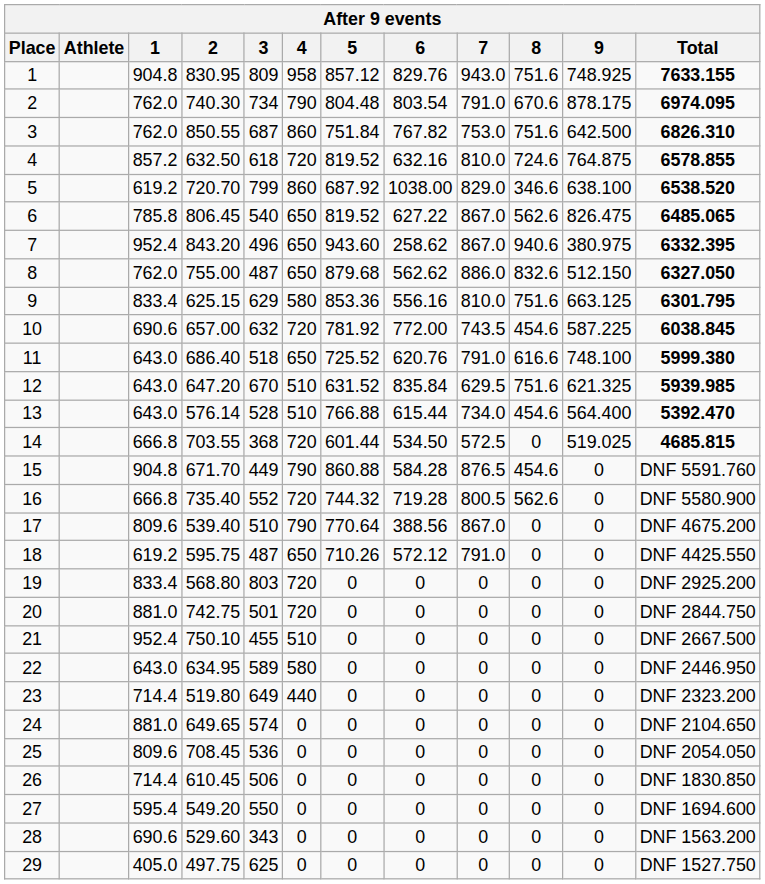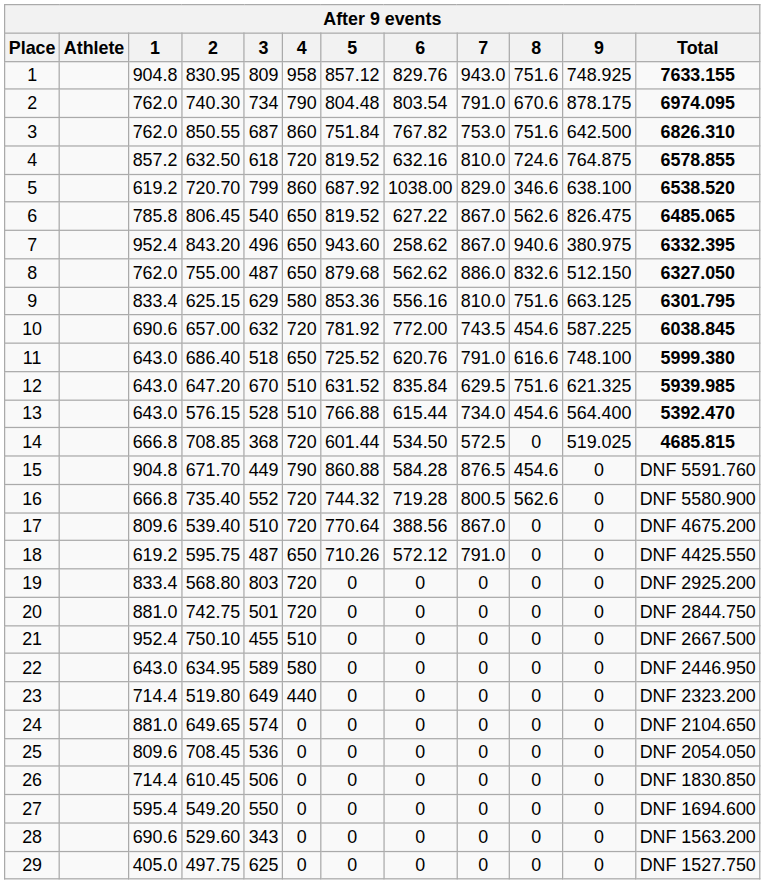(213, 414) 576.14 -> (213, 414) 576.15
(213, 442) 703.55 -> (213, 442) 708.85
(302, 527) 790 -> (302, 527) 720
